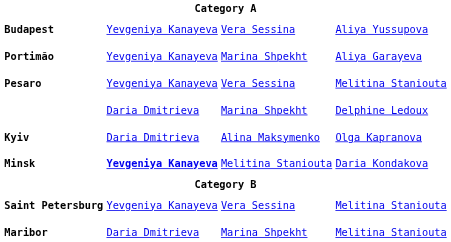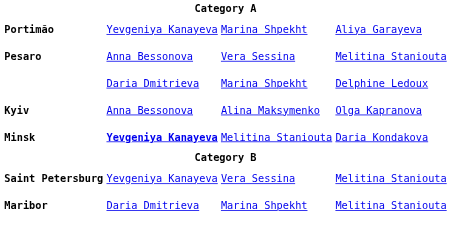- row: (29, 29)
(162, 83) Yevgeniya Kanayeva -> (150, 56) Anna Bessonova
(153, 137) Daria Dmitrieva -> (150, 110) Anna Bessonova
